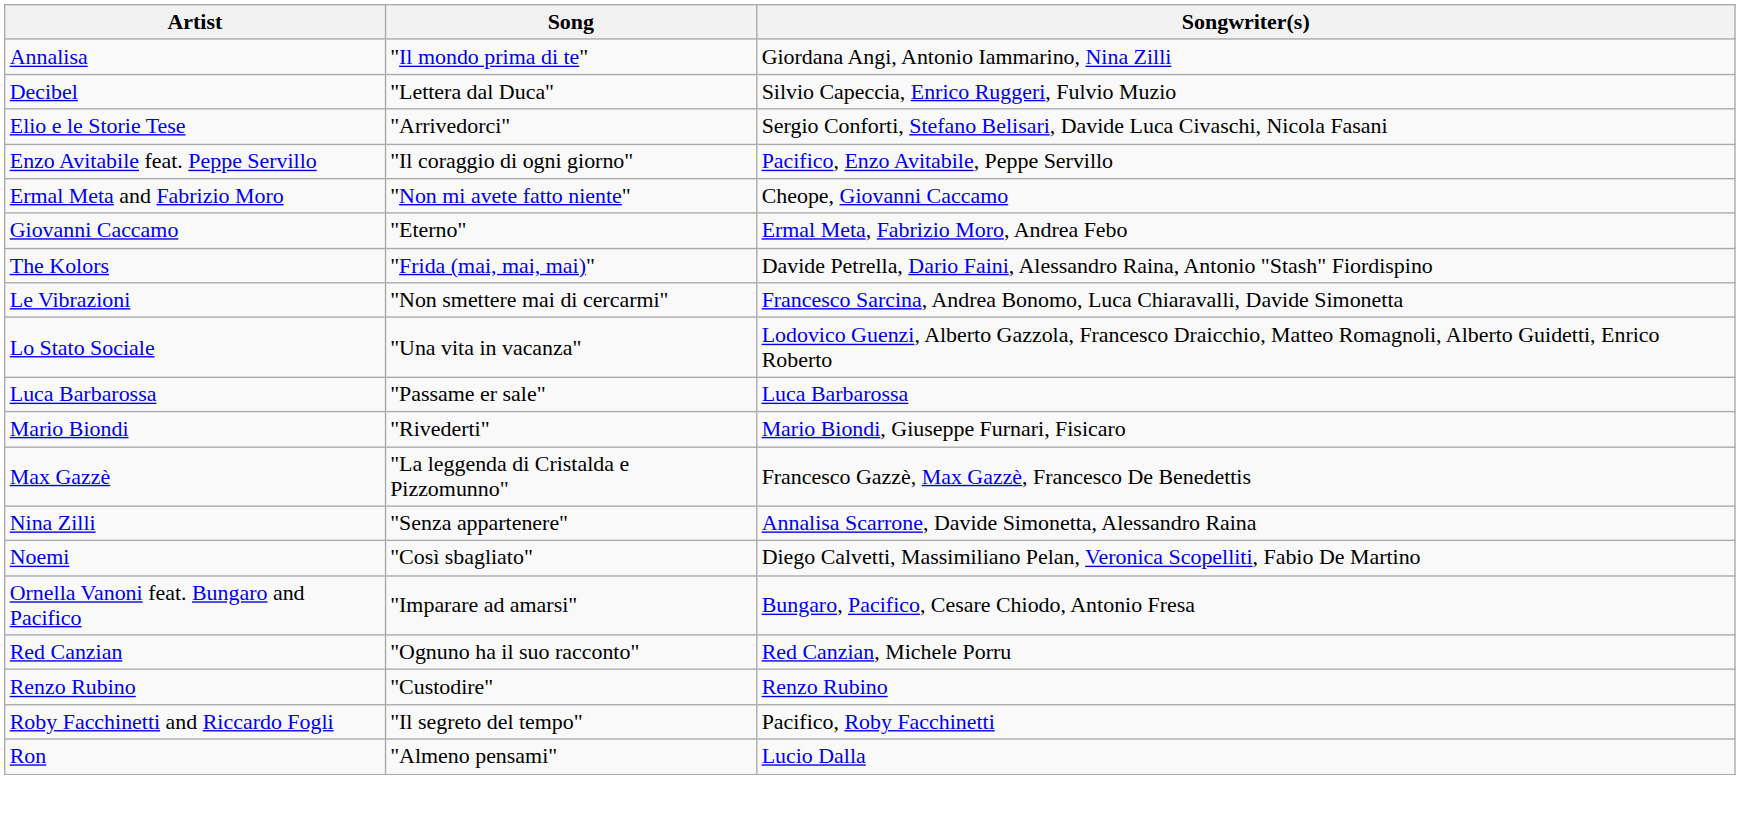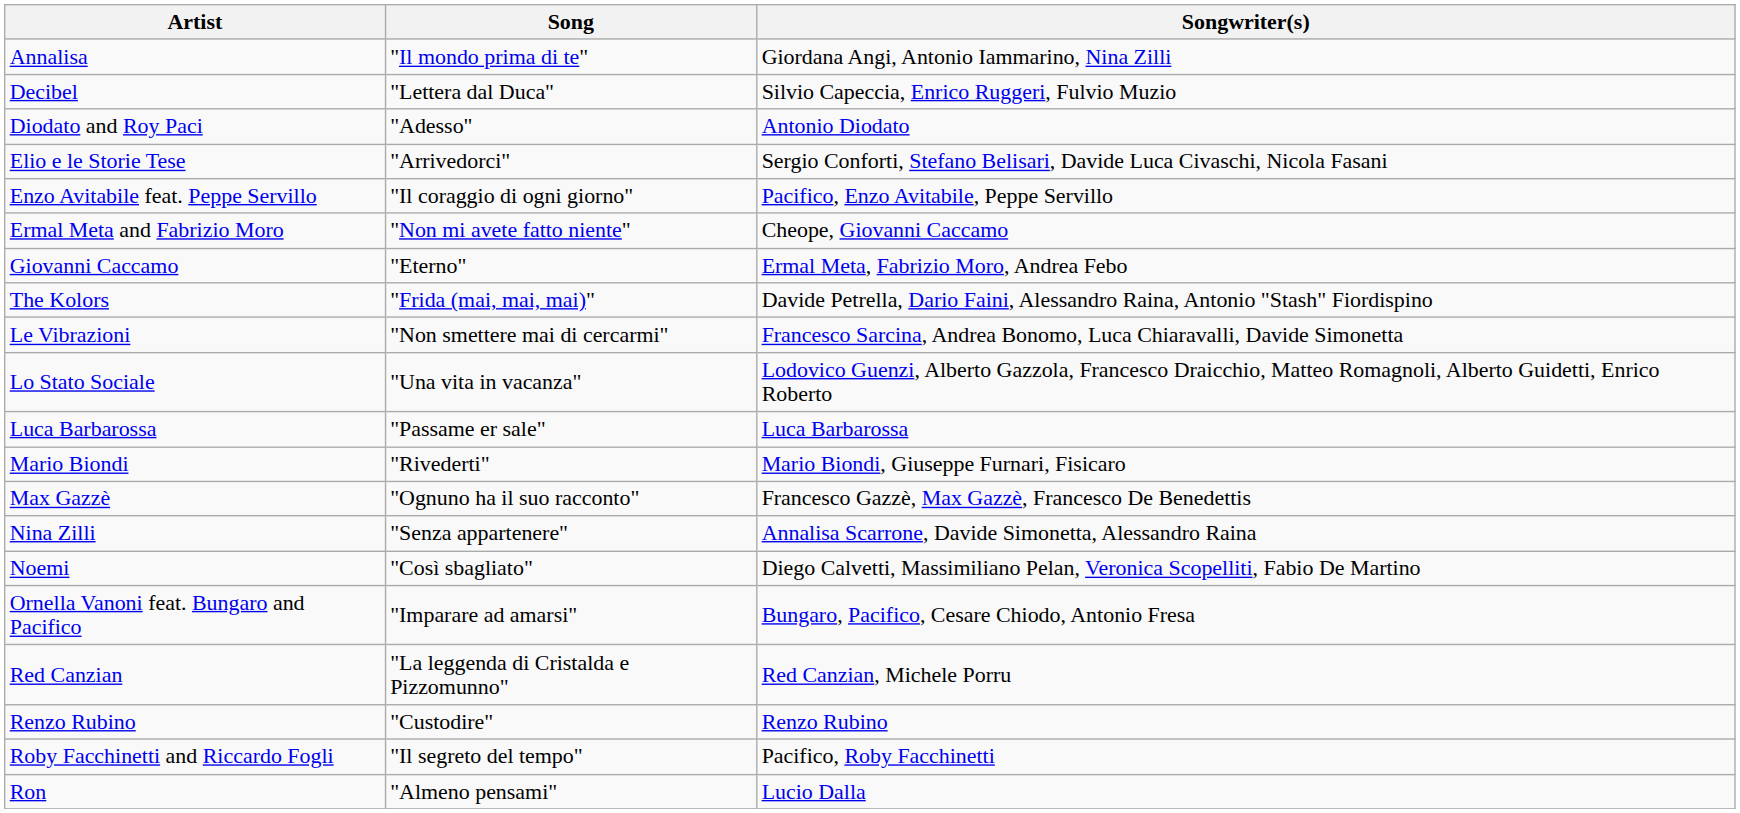+ row: (106, 126)
(510, 476) "La leggenda di Cristalda e Pizzomunno" -> (515, 498) "Ognuno ha il suo racconto"
(515, 652) "Ognuno ha il suo racconto" -> (510, 674) "La leggenda di Cristalda e Pizzomunno"
